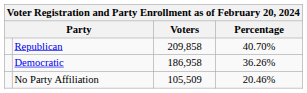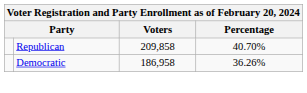- row: (57, 79)
